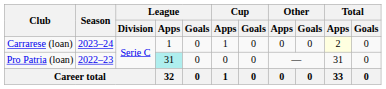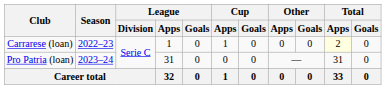(96, 44) 2023–24 -> (96, 44) 2022–23
(96, 60) 2022–23 -> (96, 60) 2023–24
(169, 60) paleturquoise background -> (169, 60) no background
